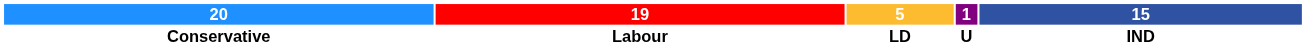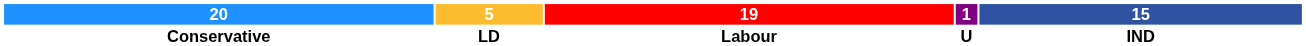columns swapped: (640, 14) <-> (900, 14)
